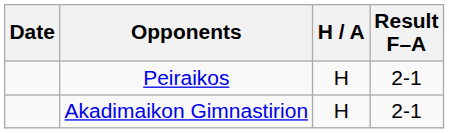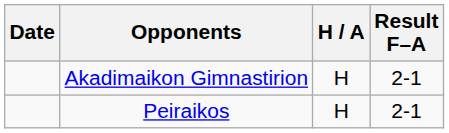rows swapped: (186, 77) <-> (186, 111)
